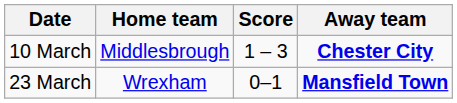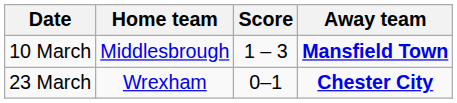(375, 51) Chester City -> (375, 51) Mansfield Town
(375, 82) Mansfield Town -> (375, 82) Chester City
